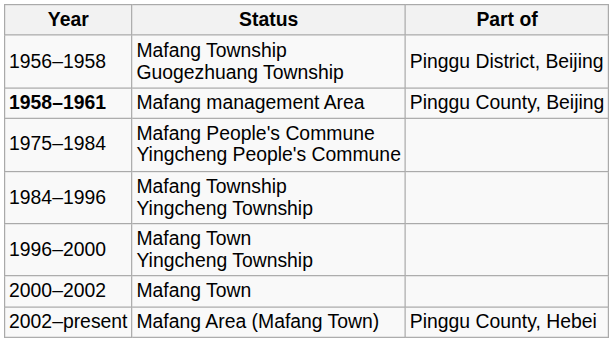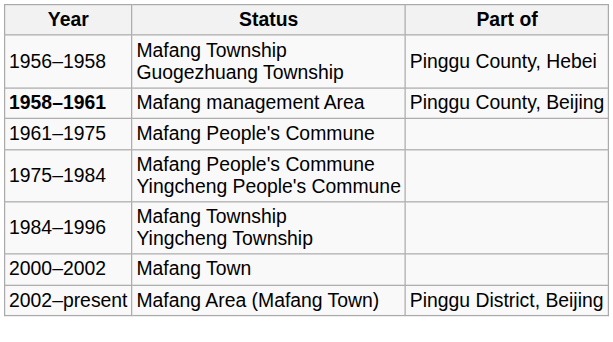(507, 61) Pinggu District, Beijing -> (503, 61) Pinggu County, Hebei
+ row: (256, 133)
- row: (225, 249)
(503, 321) Pinggu County, Hebei -> (507, 300) Pinggu District, Beijing
